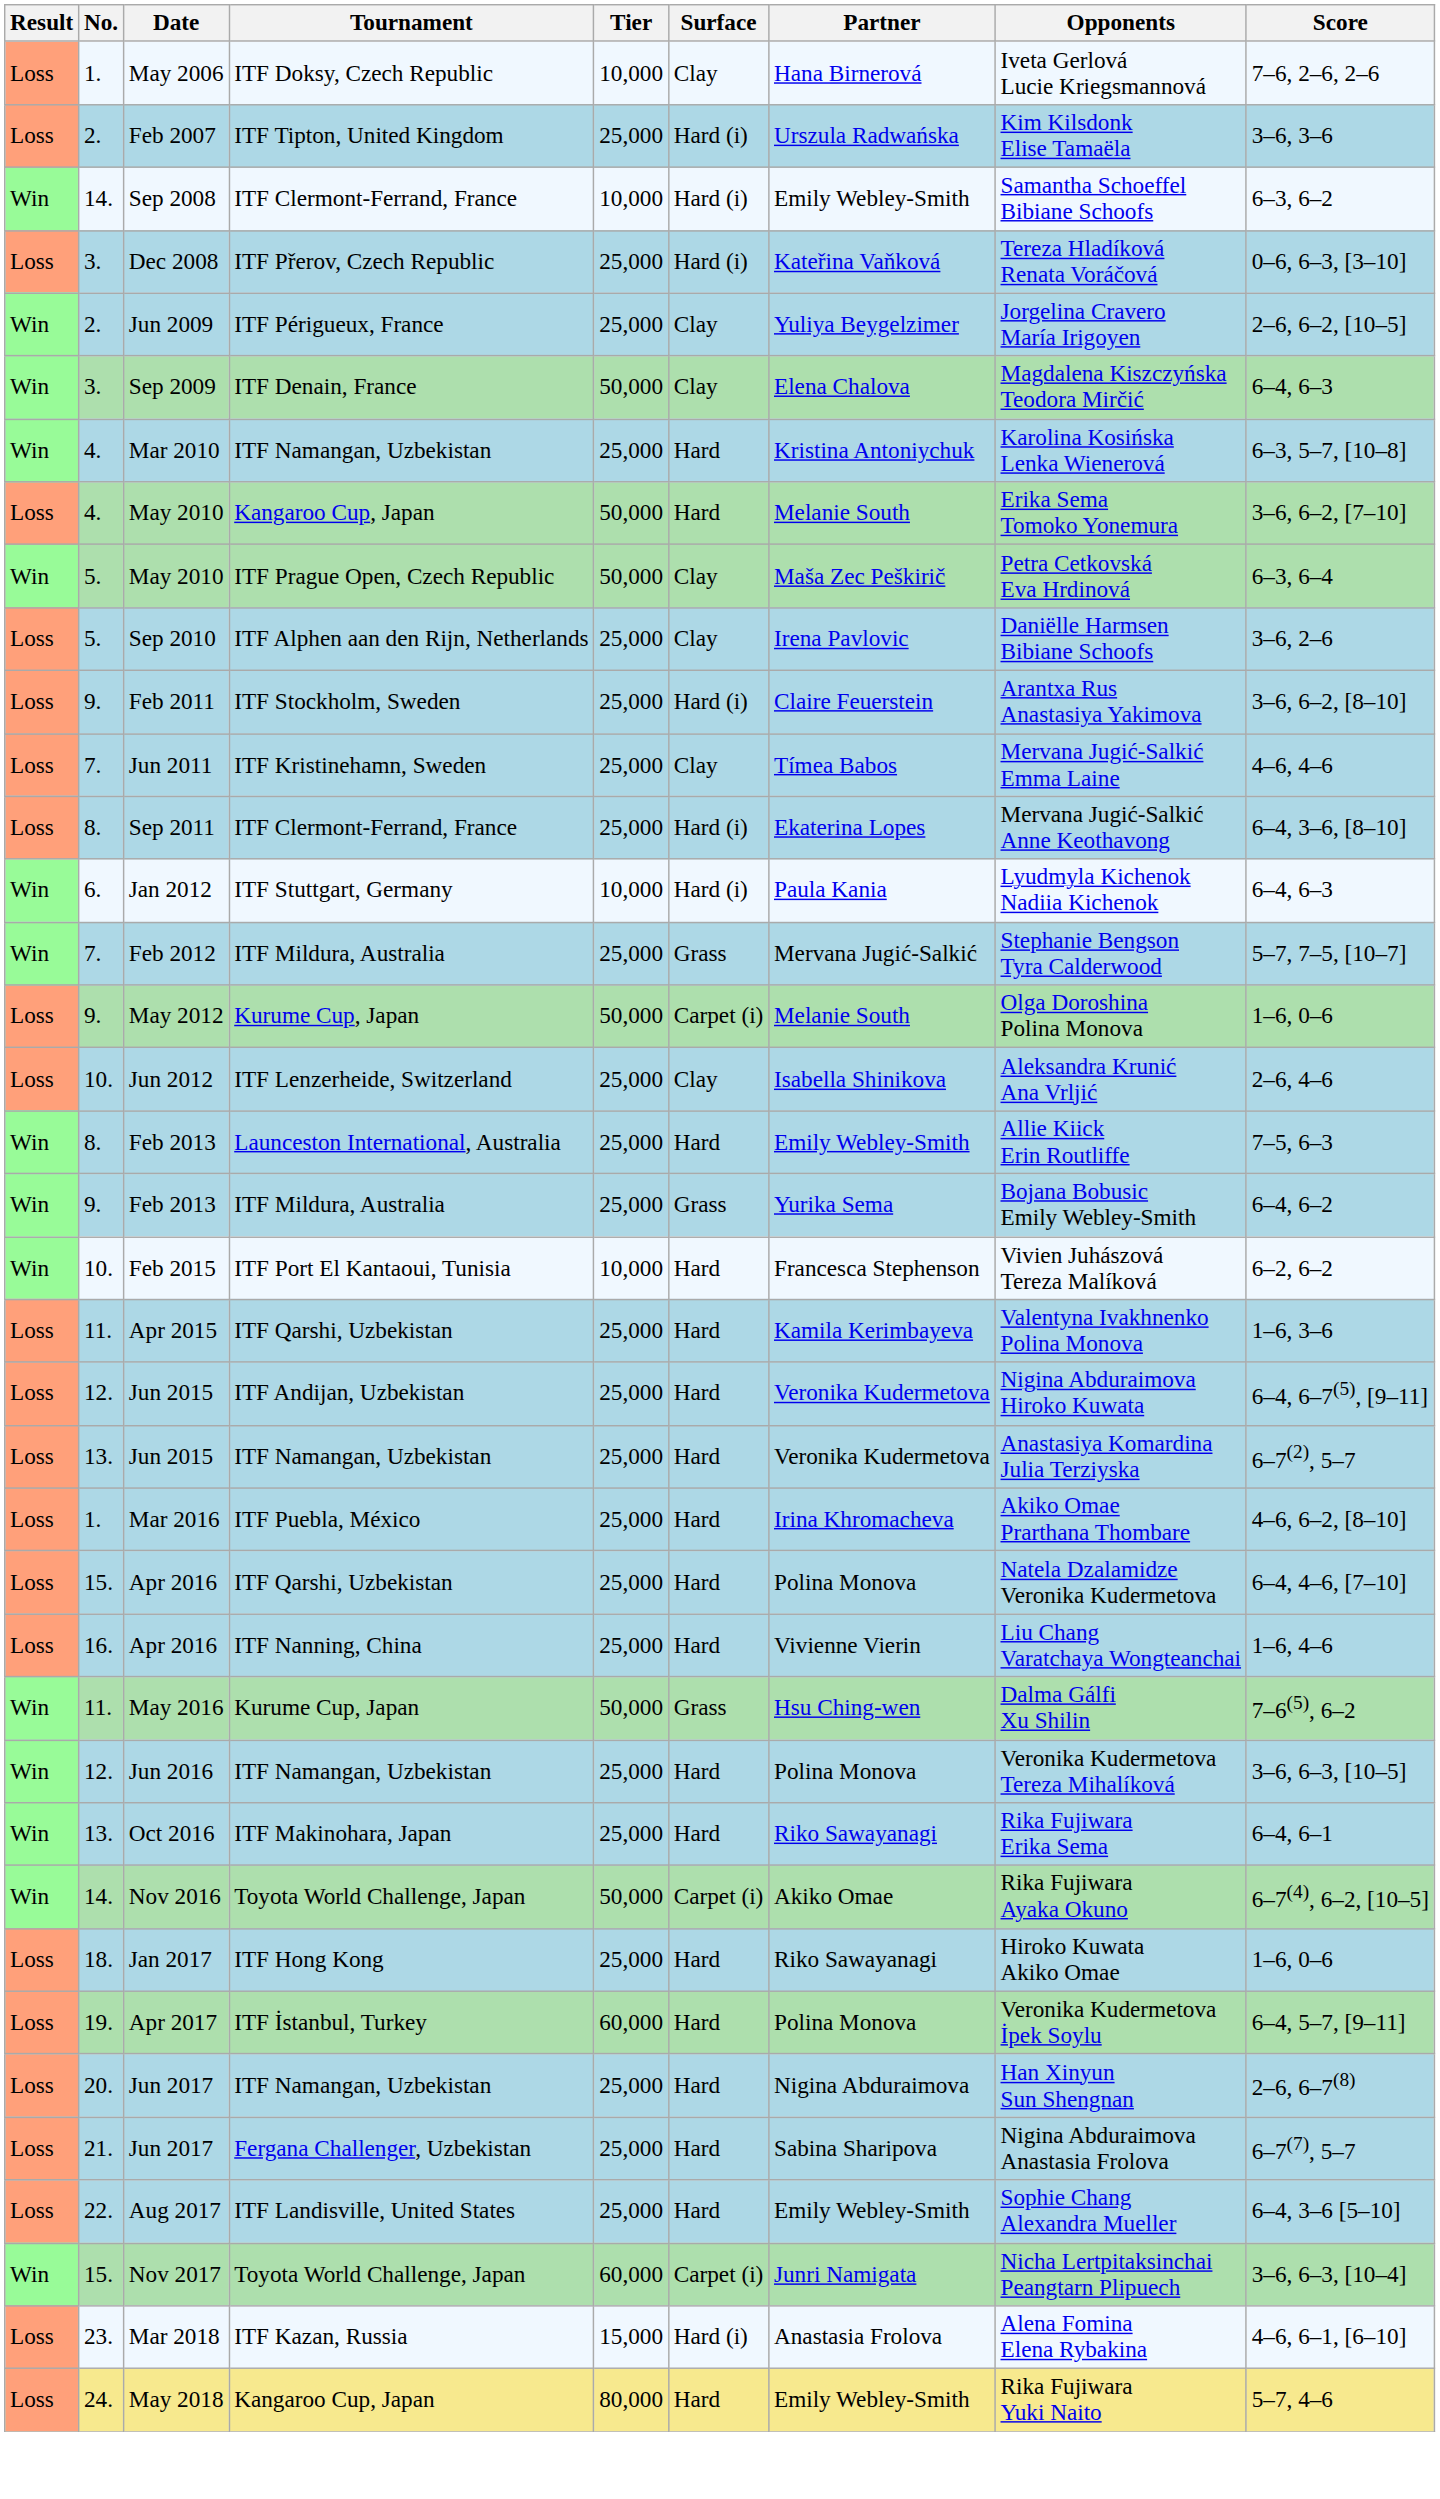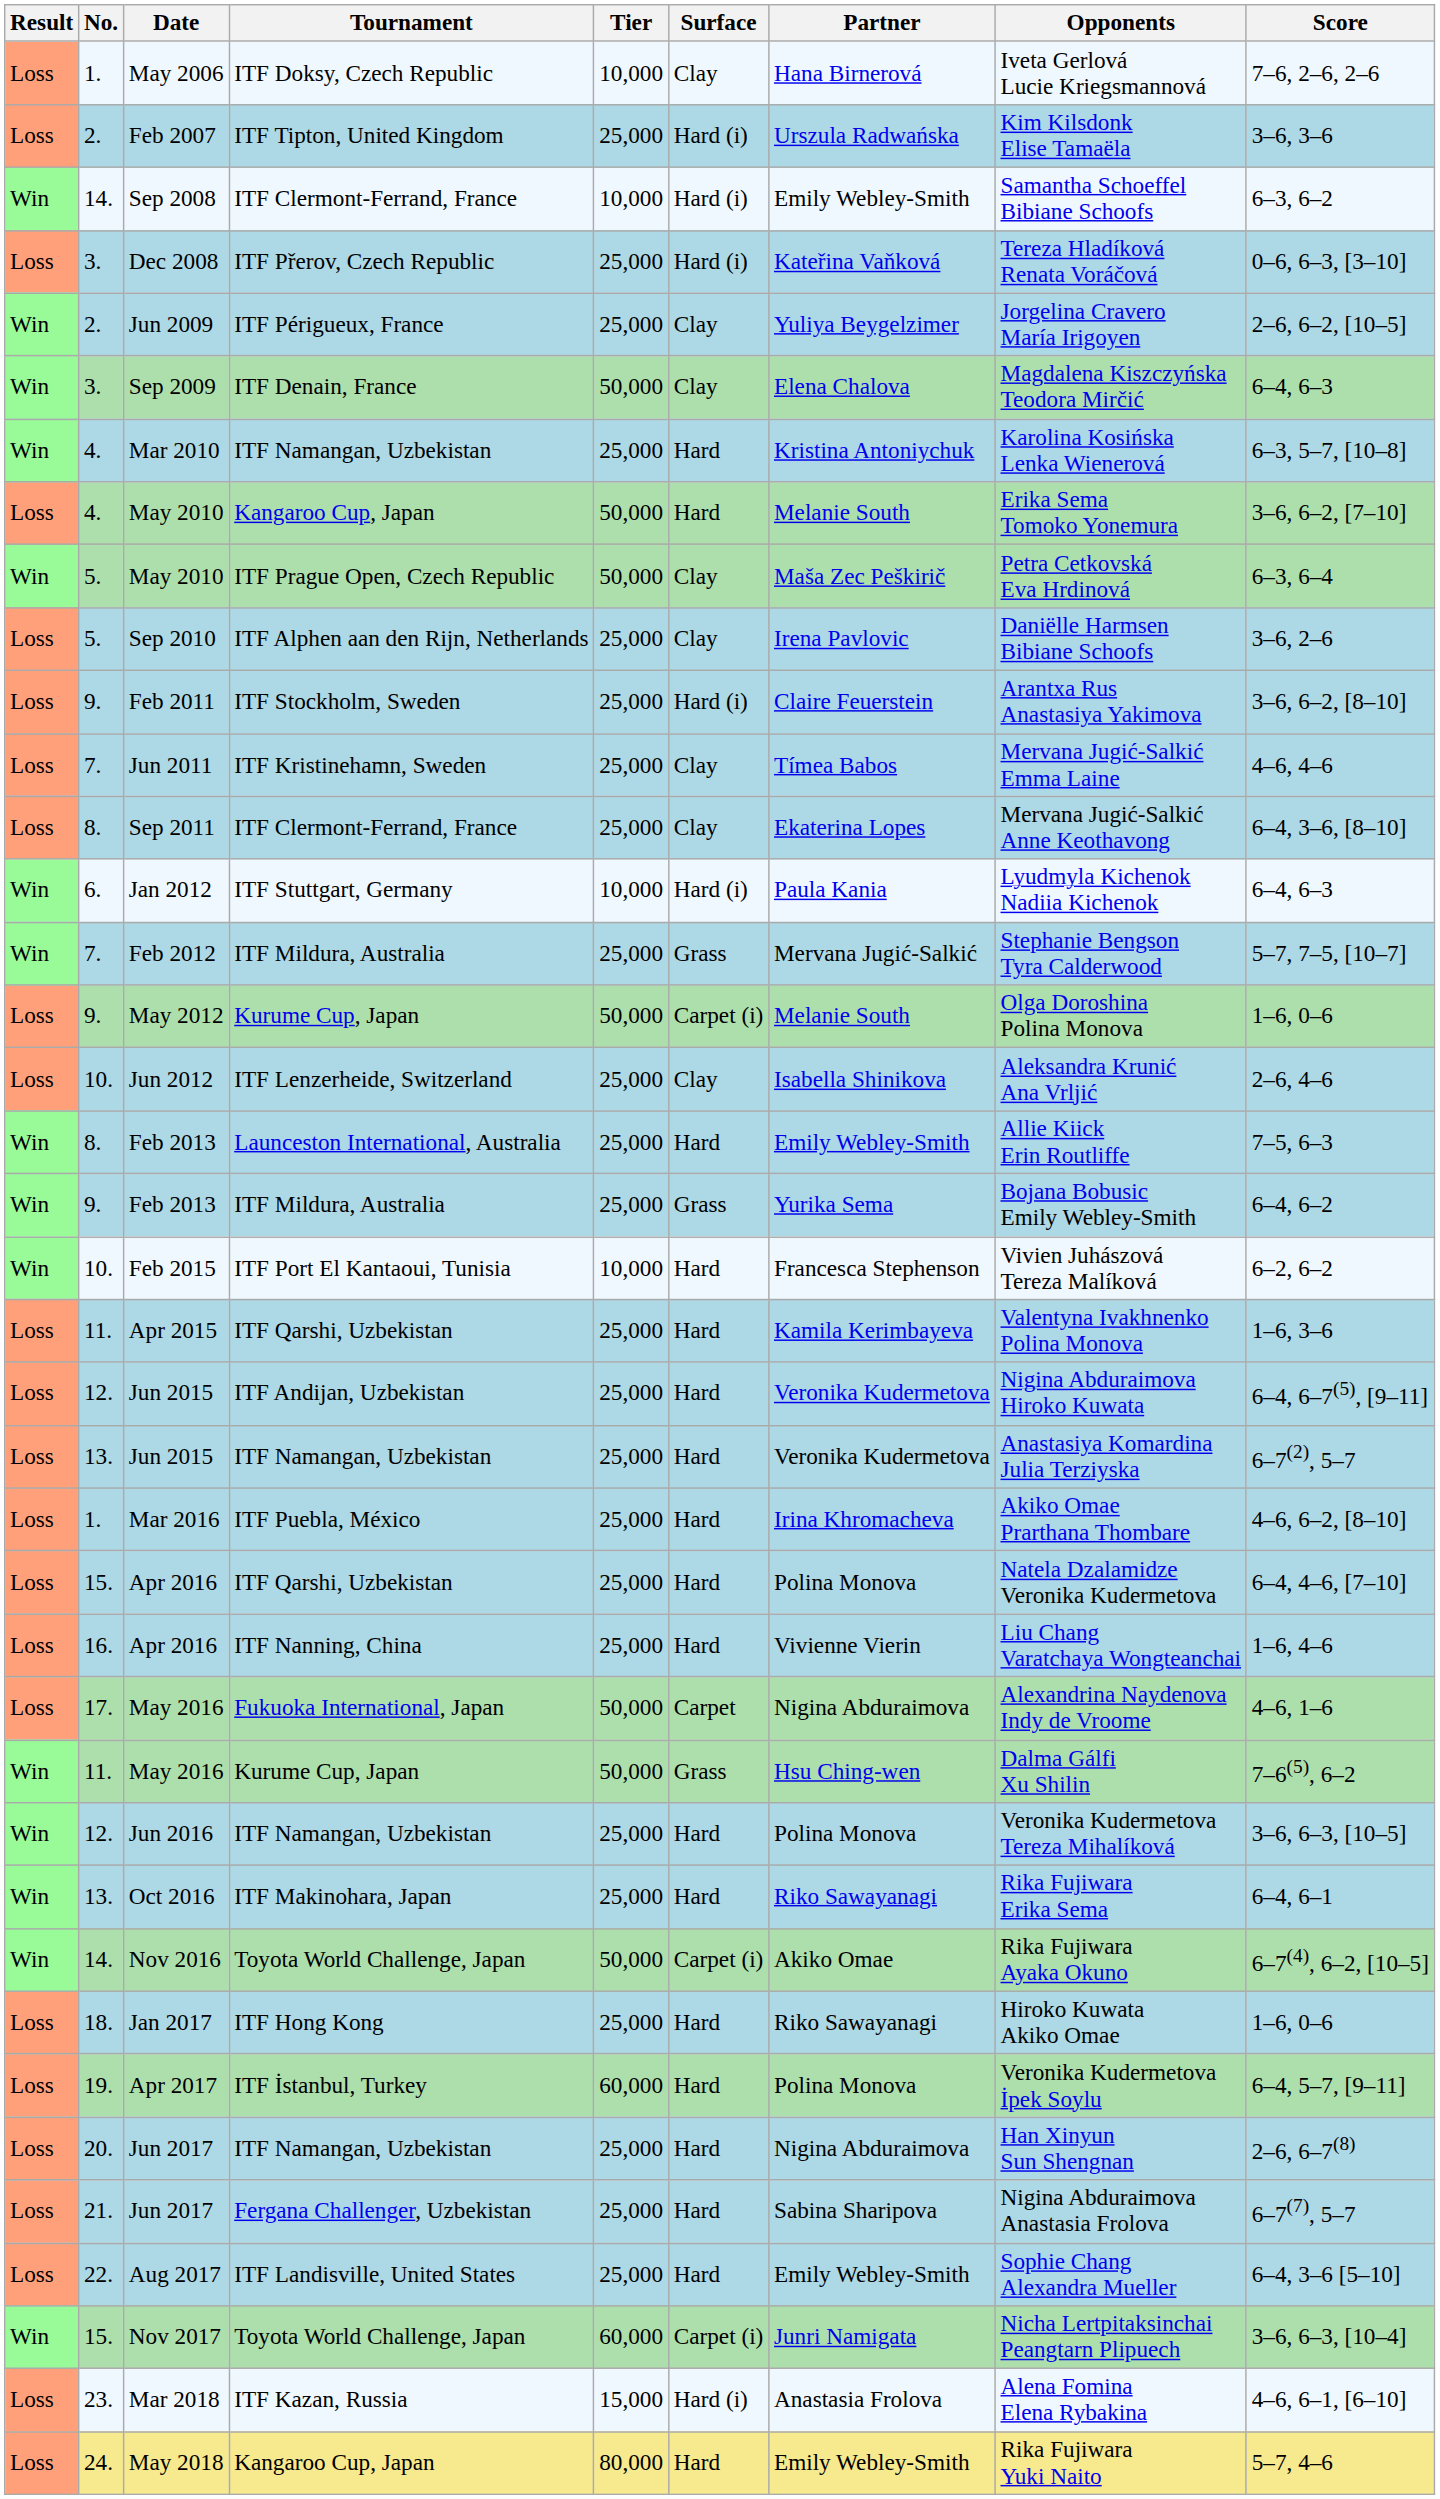(711, 827) Hard (i) -> (696, 827) Clay
+ row: (176, 1707)
